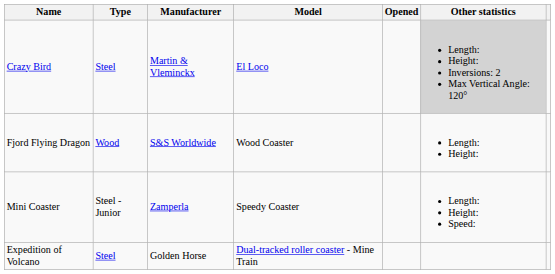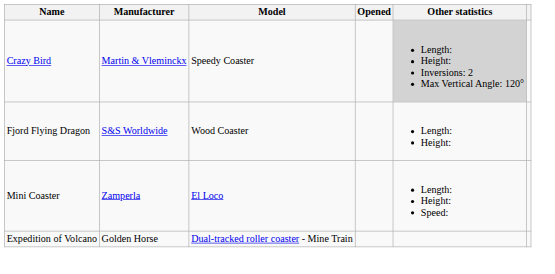- column: (120, 12)
(252, 66) El Loco -> (223, 61) Speedy Coaster
(268, 207) Speedy Coaster -> (207, 195) El Loco
